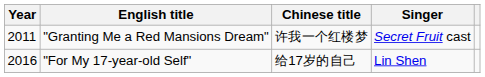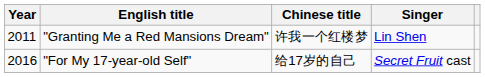(422, 37) Secret Fruit cast -> (400, 37) Lin Shen
(400, 60) Lin Shen -> (422, 60) Secret Fruit cast
